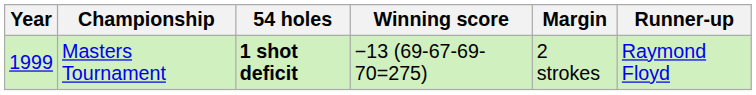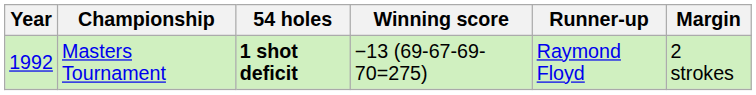columns swapped: (575, 20) <-> (684, 20)
(31, 62) 1999 -> (31, 62) 1992
